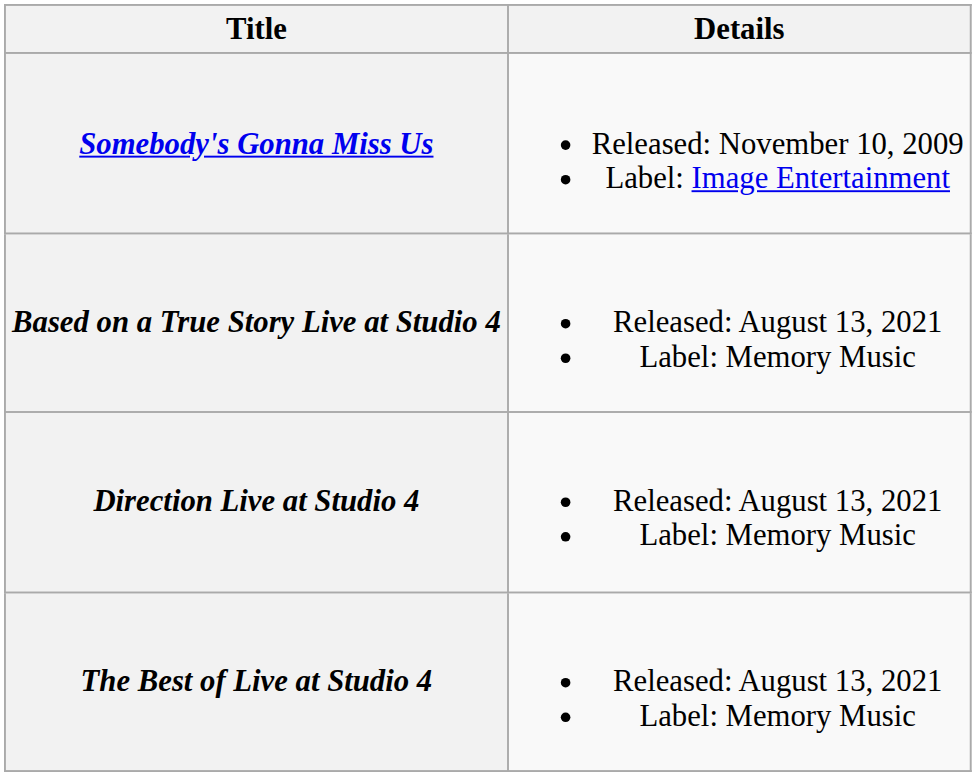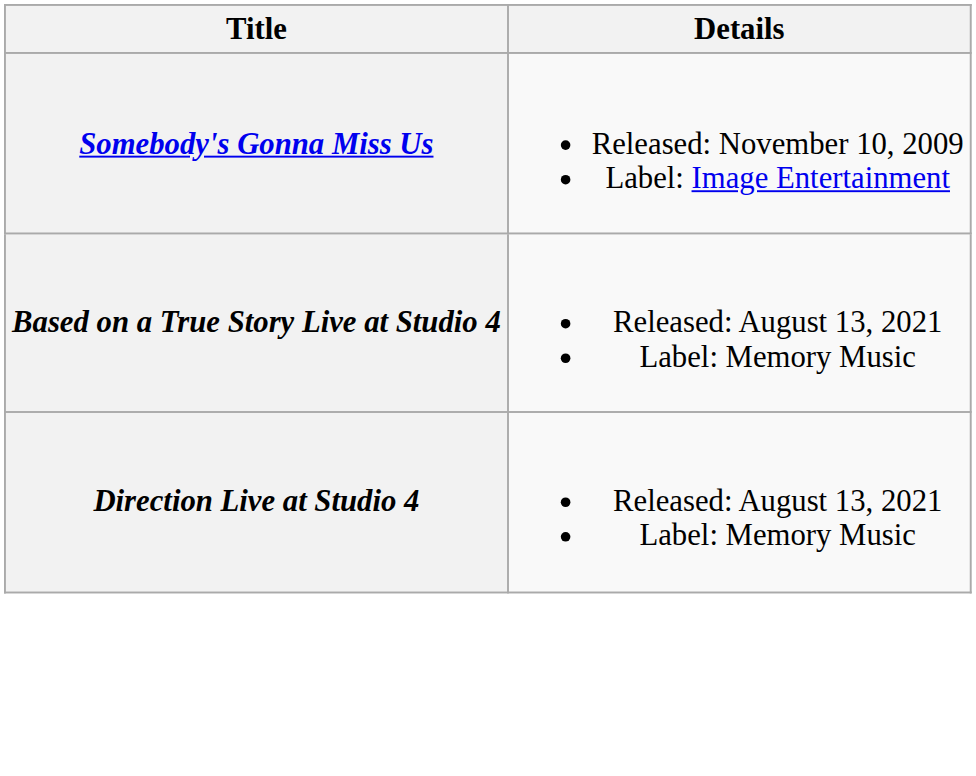- row: (256, 680)
